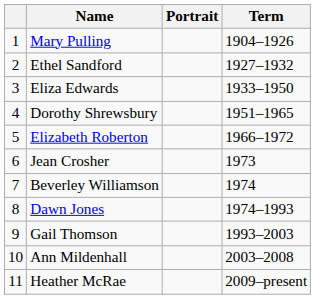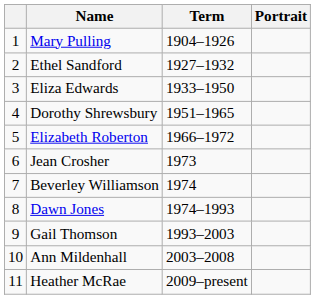columns swapped: (192, 16) <-> (266, 16)
